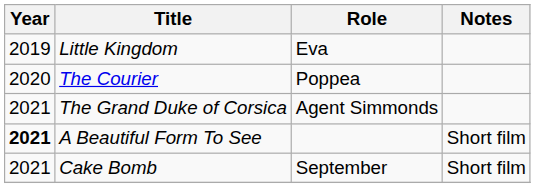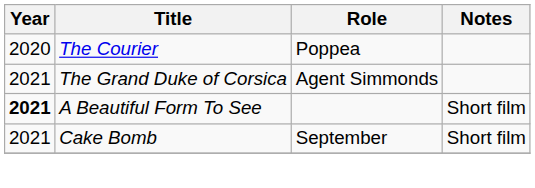- row: (118, 49)
